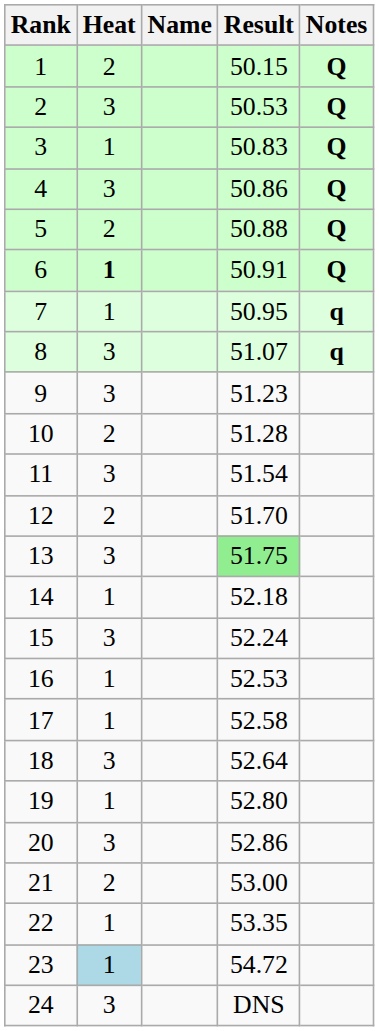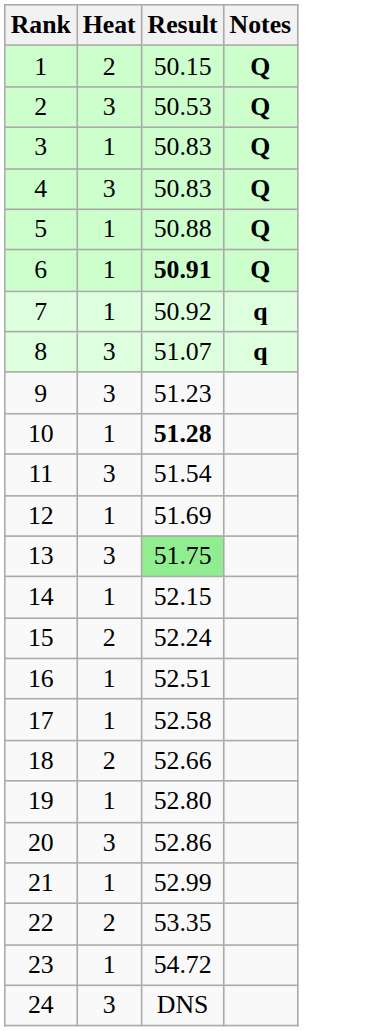- column: (180, 24)
(259, 188) 50.86 -> (183, 188) 50.83
(109, 229) 2 -> (109, 229) 1
(109, 270) bold -> (109, 270) normal
(259, 270) normal -> (183, 270) bold
(259, 310) 50.95 -> (183, 310) 50.92
(109, 433) 2 -> (109, 433) 1
(259, 433) normal -> (183, 433) bold
(109, 515) 2 -> (109, 515) 1
(259, 515) 51.70 -> (183, 515) 51.69
(259, 596) 52.18 -> (183, 596) 52.15
(109, 637) 3 -> (109, 637) 2
(259, 678) 52.53 -> (183, 678) 52.51
(109, 760) 3 -> (109, 760) 2
(259, 760) 52.64 -> (183, 760) 52.66
(109, 882) 2 -> (109, 882) 1
(259, 882) 53.00 -> (183, 882) 52.99
(109, 923) 1 -> (109, 923) 2
(109, 964) lightblue background -> (109, 964) no background
